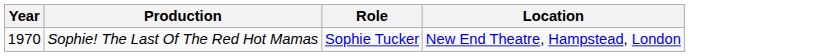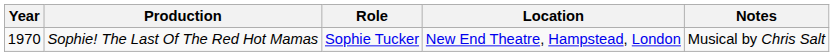+ column: (756, 16)
